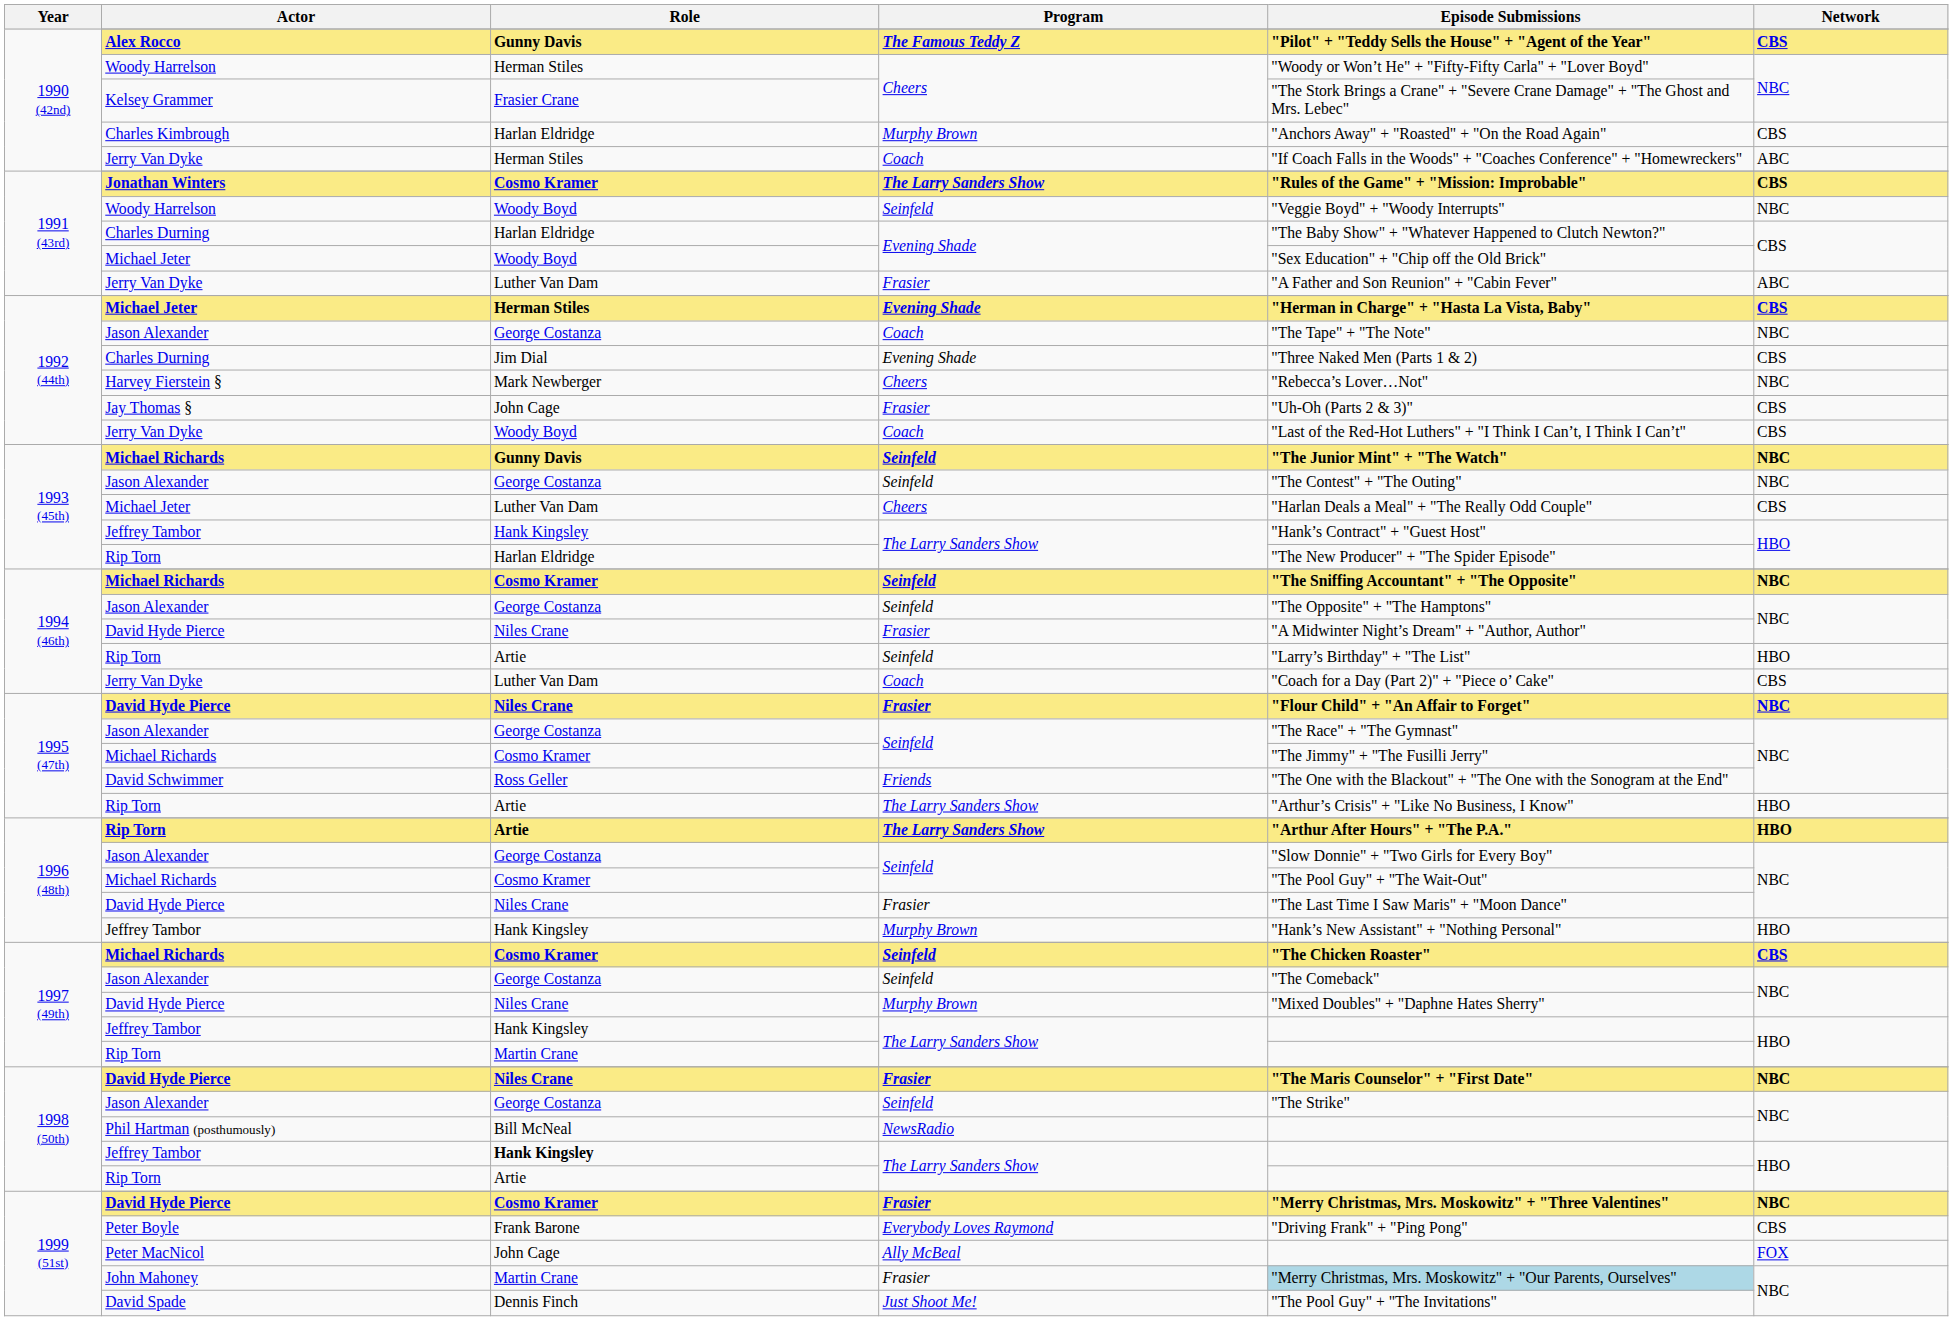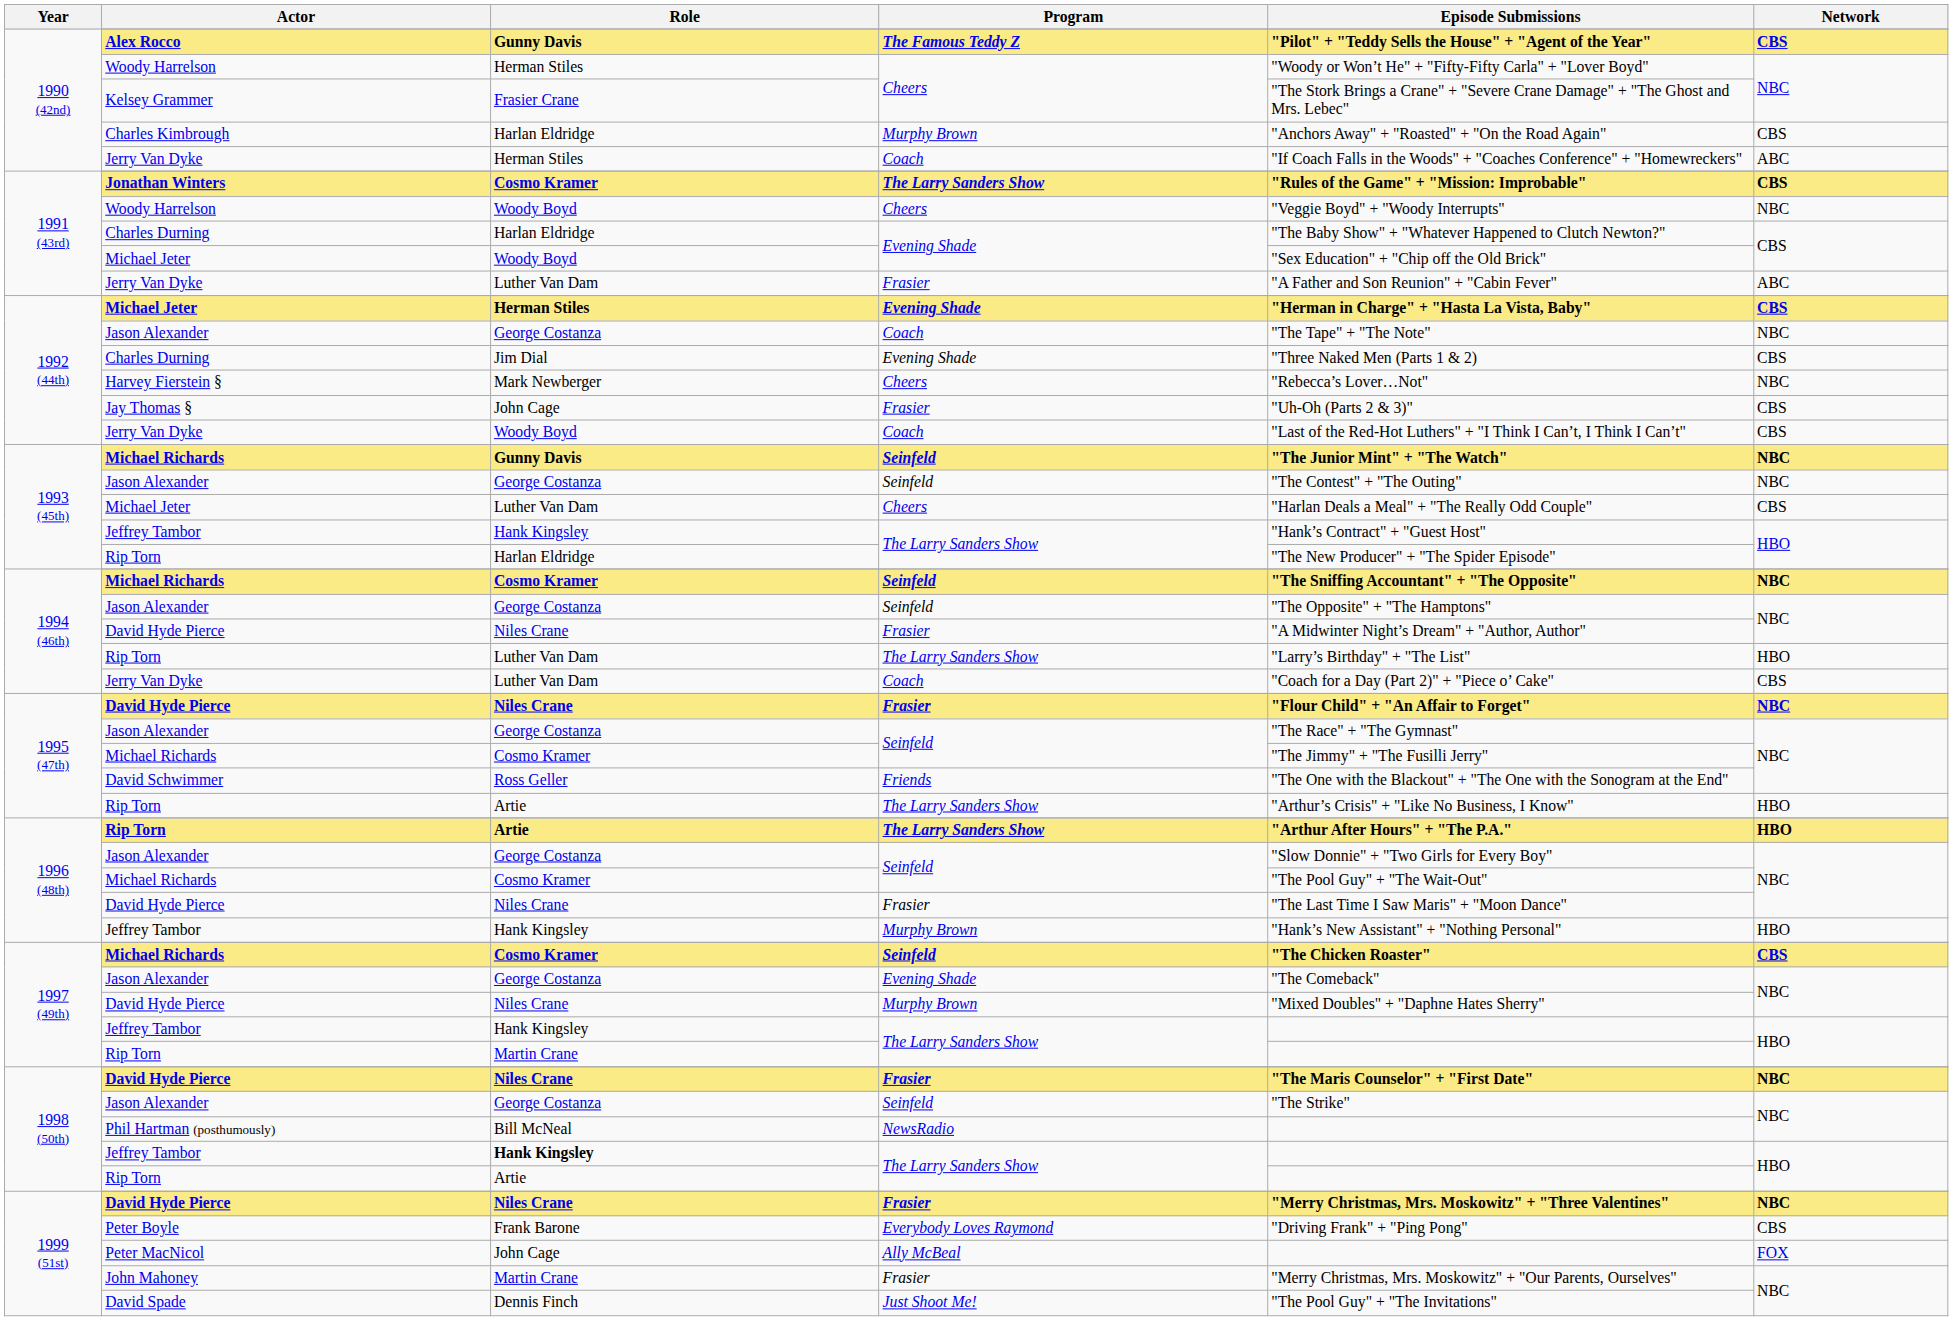(908, 208) Seinfeld -> (905, 208) Cheers
(510, 656) Artie -> (546, 656) Luther Van Dam
(908, 656) Seinfeld -> (960, 656) The Larry Sanders Show
(908, 979) Seinfeld -> (929, 979) Evening Shade
(546, 1203) Cosmo Kramer -> (533, 1203) Niles Crane
(1474, 1277) lightblue background -> (1474, 1277) no background
